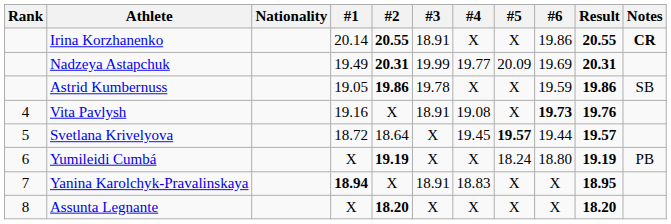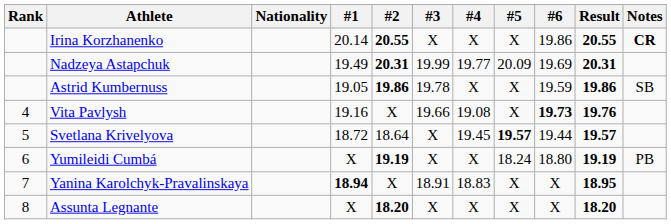(433, 40) 18.91 -> (433, 40) X
(433, 111) 18.91 -> (433, 111) 19.66
